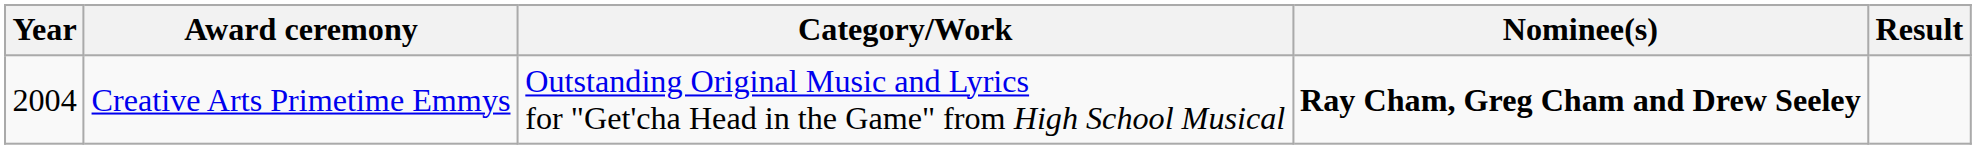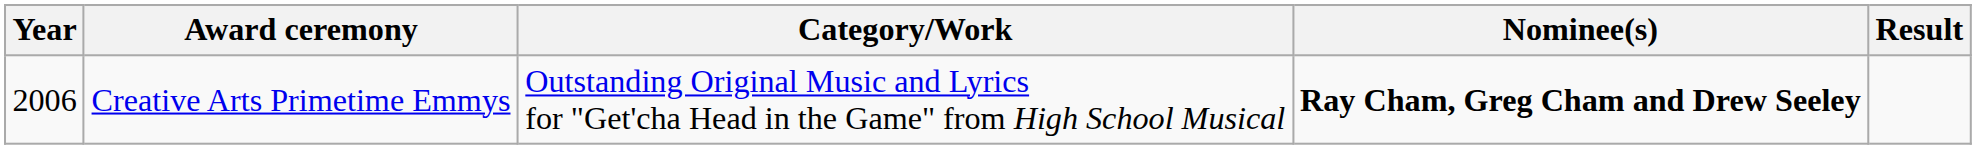(45, 99) 2004 -> (45, 99) 2006
